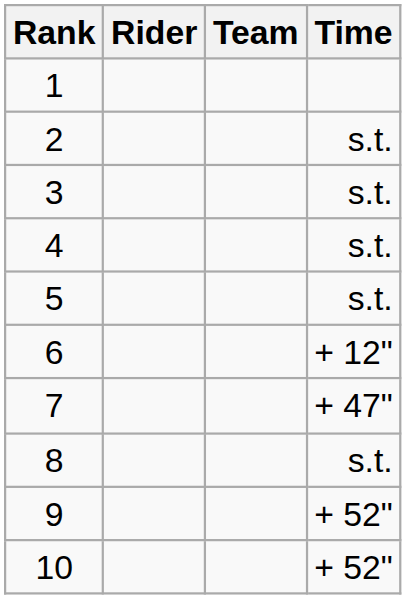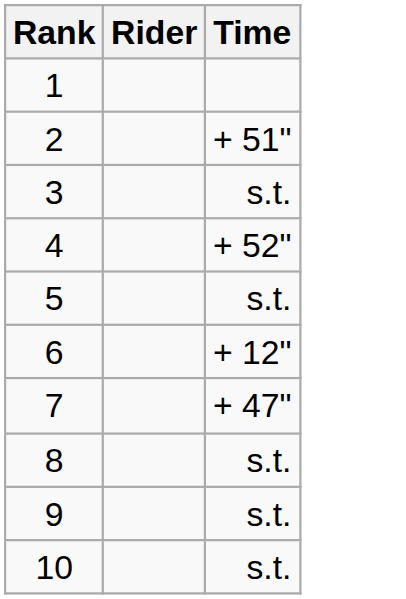- column: (256, 32)
(370, 139) s.t. -> (252, 139) + 51"
(370, 246) s.t. -> (252, 246) + 52"
(353, 513) + 52" -> (269, 513) s.t.
(353, 566) + 52" -> (269, 566) s.t.
